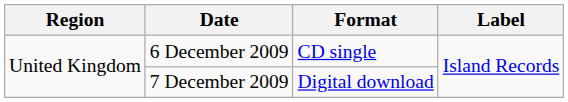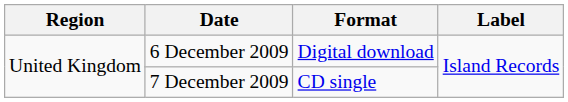(337, 50) CD single -> (366, 50) Digital download
(366, 81) Digital download -> (337, 81) CD single
